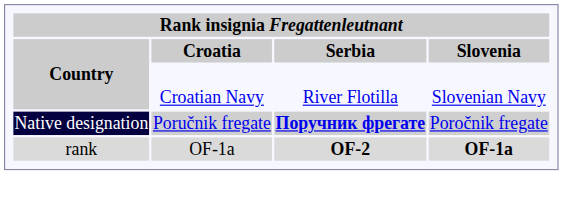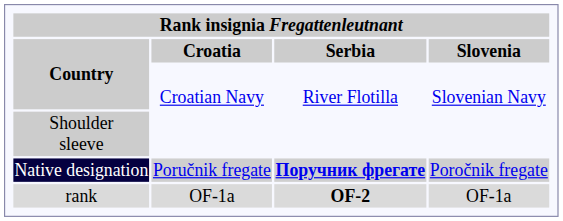+ row: (81, 133)
(489, 148) bold -> (489, 195) normal
